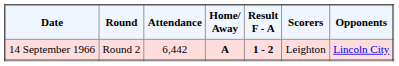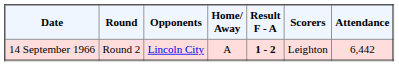columns swapped: (361, 22) <-> (175, 22)
(225, 49) bold -> (227, 49) normal
